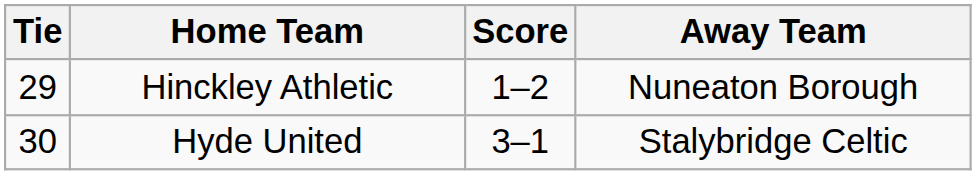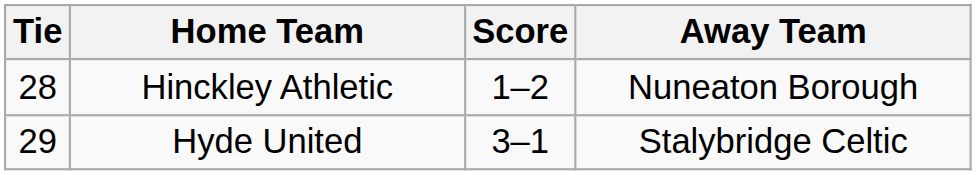(38, 86) 29 -> (38, 86) 28
(38, 141) 30 -> (38, 141) 29
